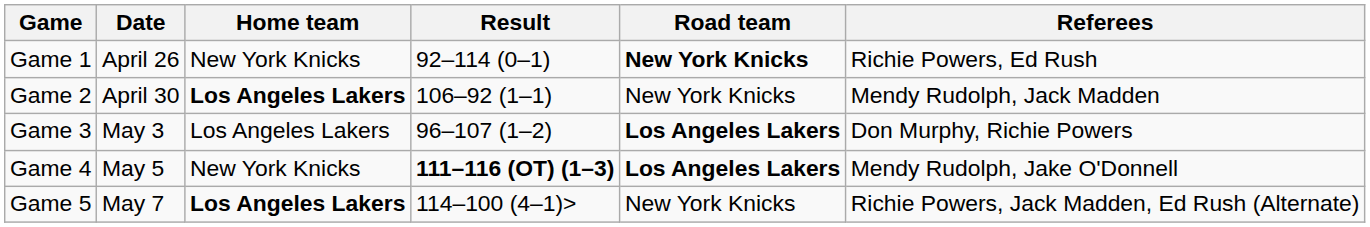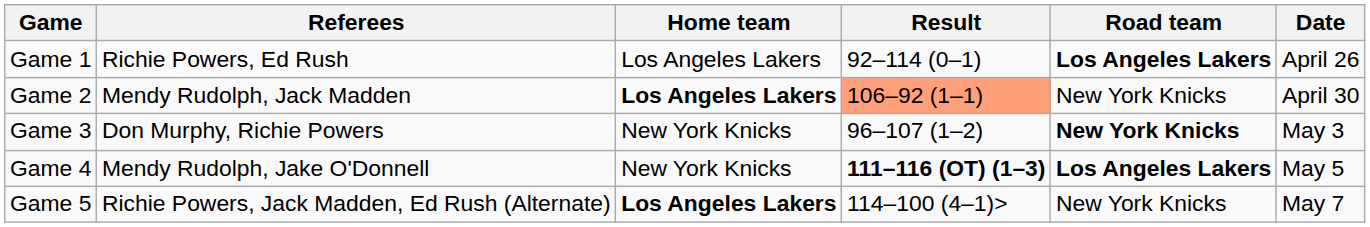columns swapped: (141, 22) <-> (1105, 22)
(275, 58) New York Knicks -> (721, 58) Los Angeles Lakers
(717, 58) New York Knicks -> (1164, 58) Los Angeles Lakers
(484, 95) no background -> (915, 95) lightsalmon background
(290, 131) Los Angeles Lakers -> (706, 131) New York Knicks
(733, 131) Los Angeles Lakers -> (1148, 131) New York Knicks
